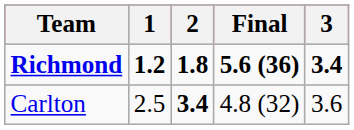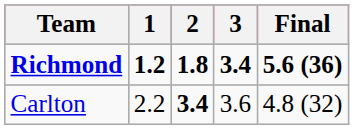columns swapped: (327, 24) <-> (260, 24)
(150, 104) 2.5 -> (150, 104) 2.2
